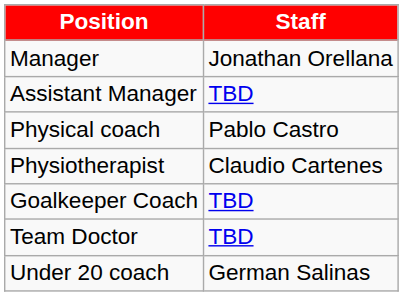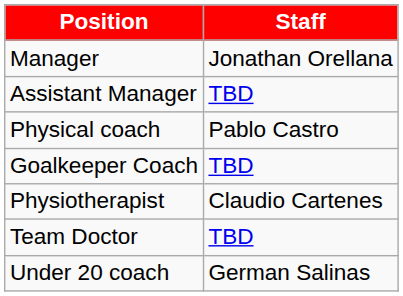rows swapped: (104, 201) <-> (87, 165)
